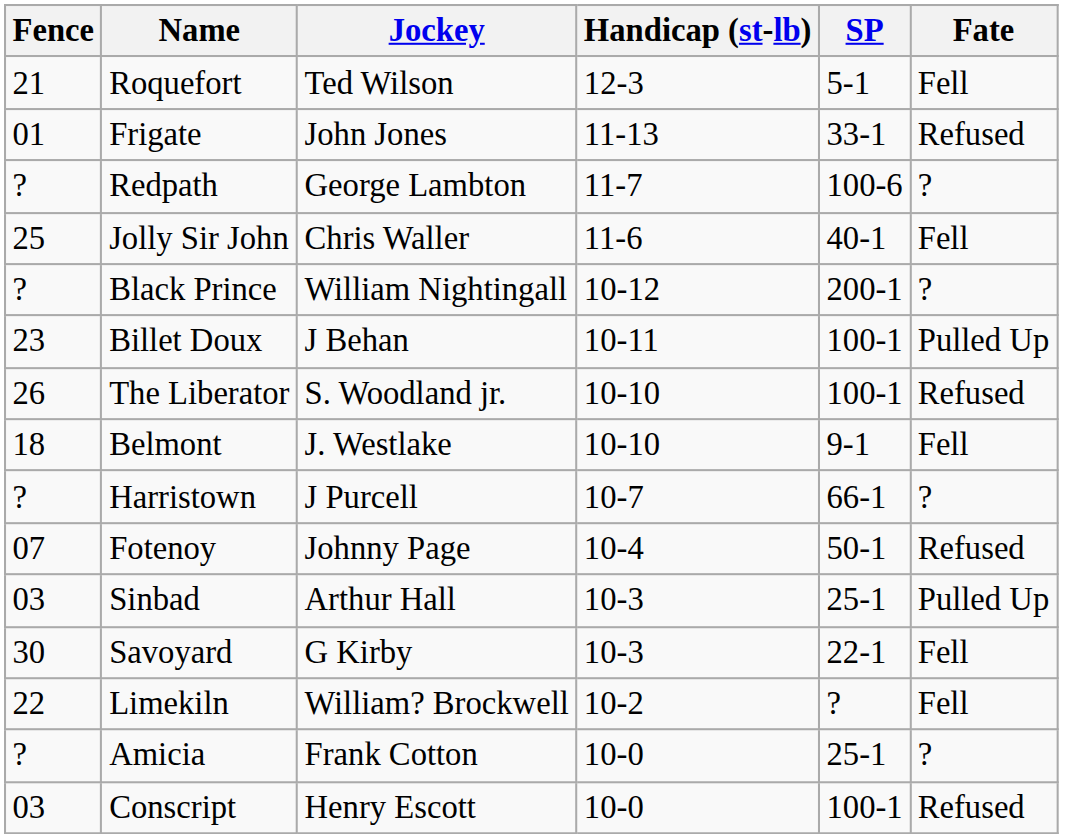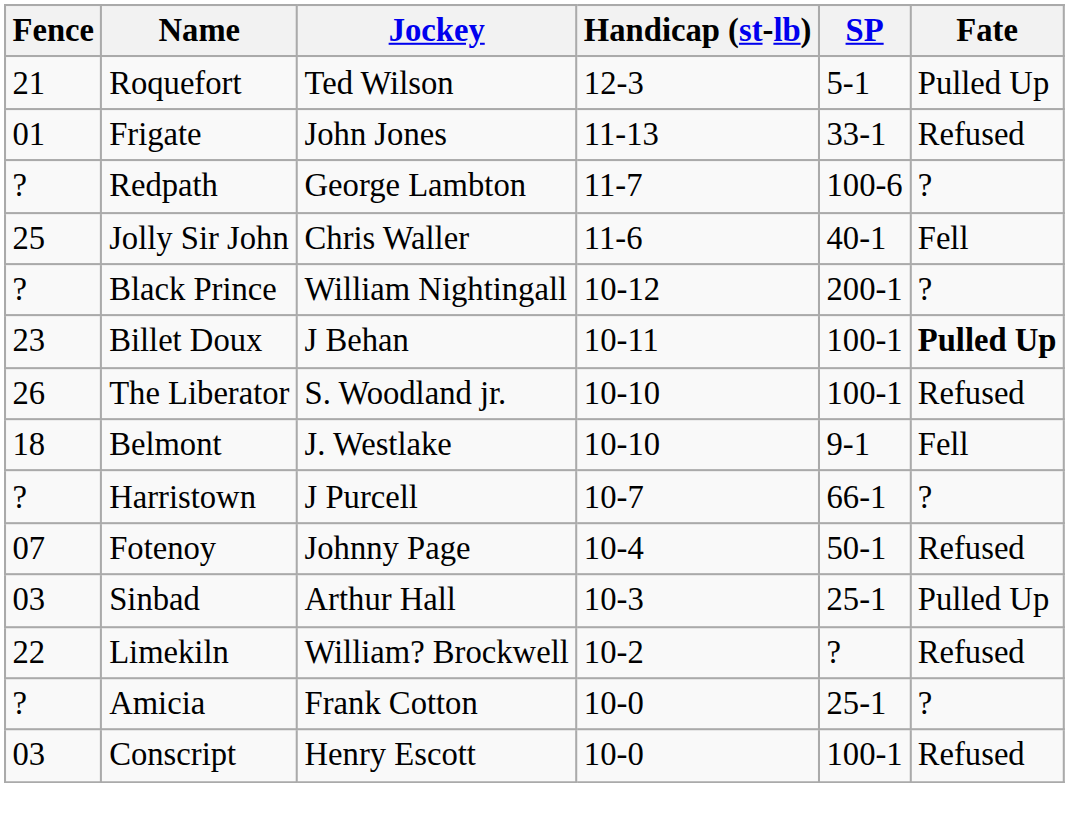(943, 82) Fell -> (983, 82) Pulled Up
(983, 340) normal -> (987, 340) bold
- row: (171, 651)
(943, 703) Fell -> (971, 651) Refused
